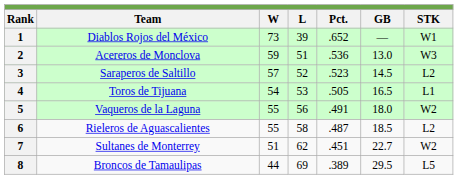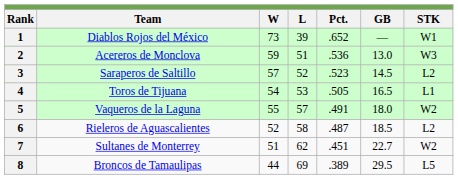(302, 110) 56 -> (302, 110) 57
(273, 128) 55 -> (273, 128) 52
